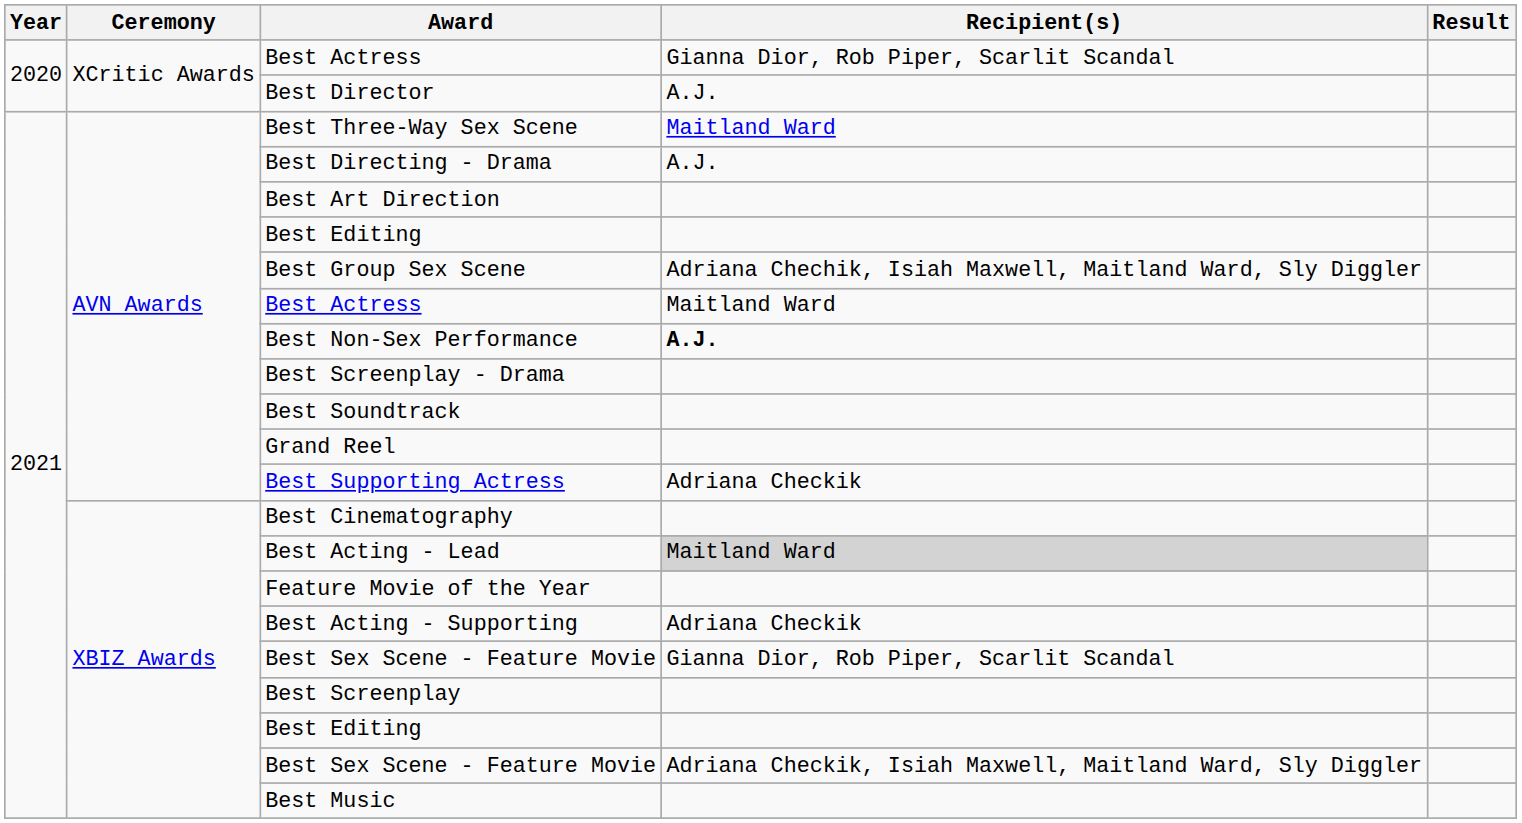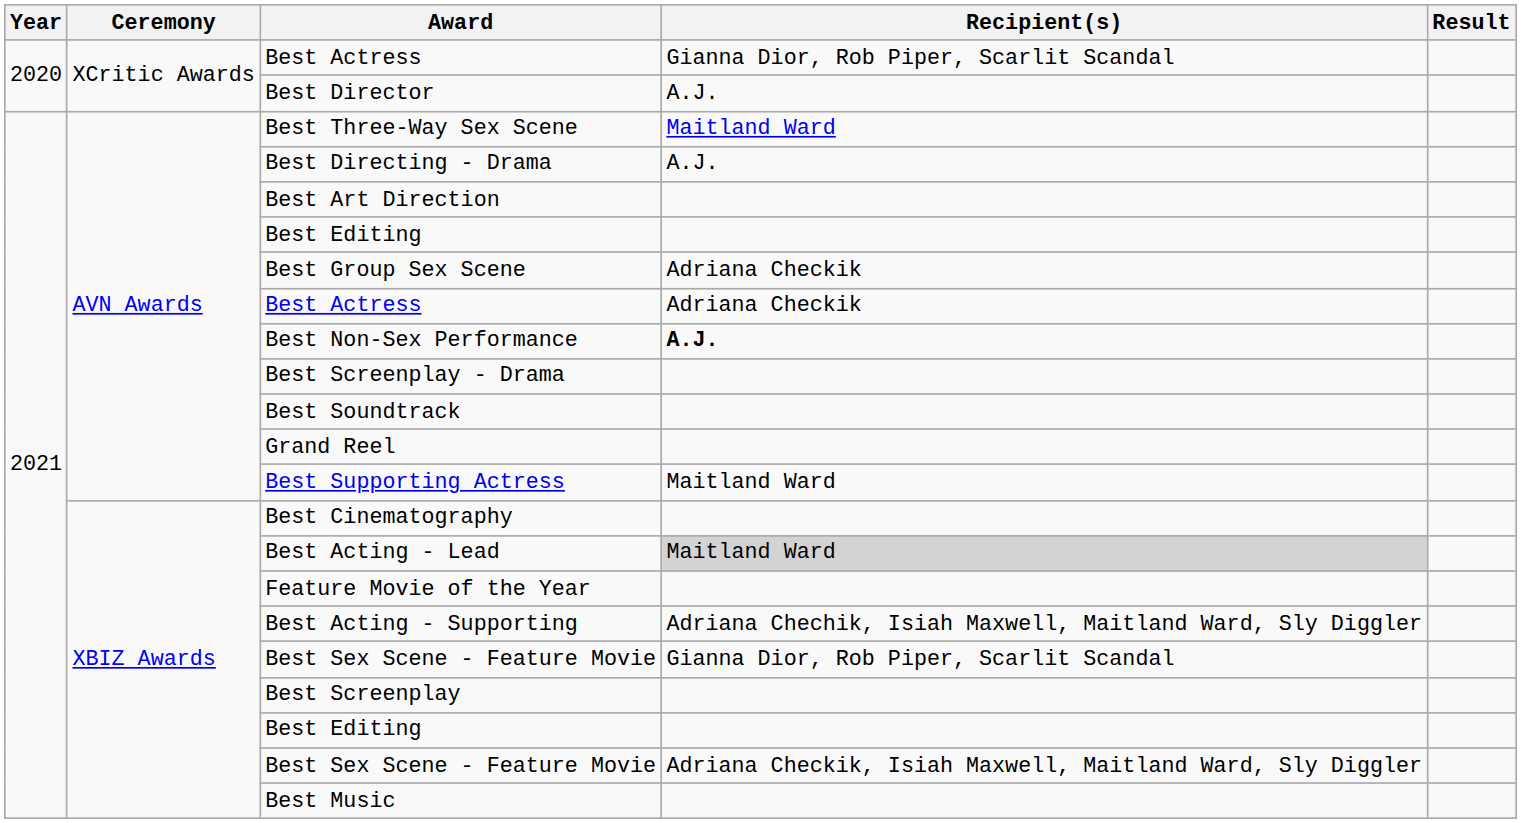(1044, 270) Adriana Chechik, Isiah Maxwell, Maitland Ward, Sly Diggler -> (764, 270) Adriana Checkik
(751, 306) Maitland Ward -> (764, 306) Adriana Checkik
(764, 483) Adriana Checkik -> (751, 483) Maitland Ward
(764, 624) Adriana Checkik -> (1044, 624) Adriana Chechik, Isiah Maxwell, Maitland Ward, Sly Diggler
